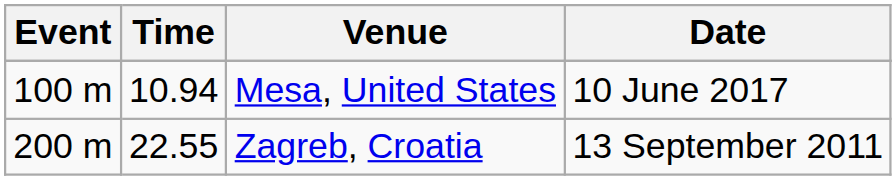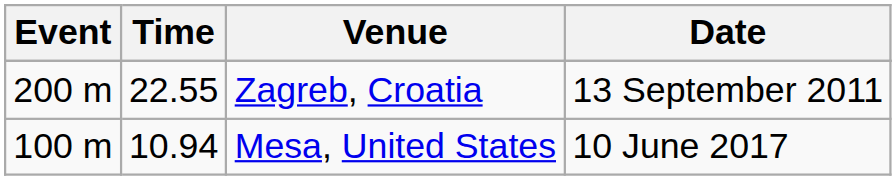rows swapped: (395, 89) <-> (359, 145)
